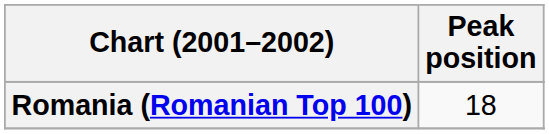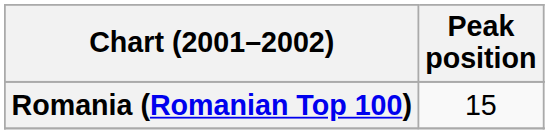(481, 104) 18 -> (481, 104) 15
